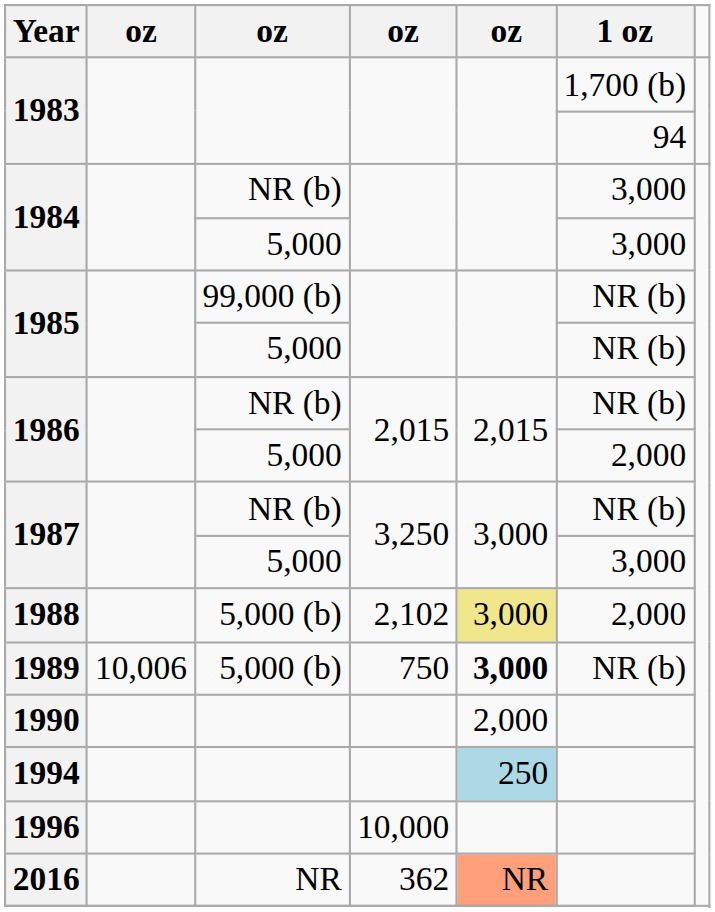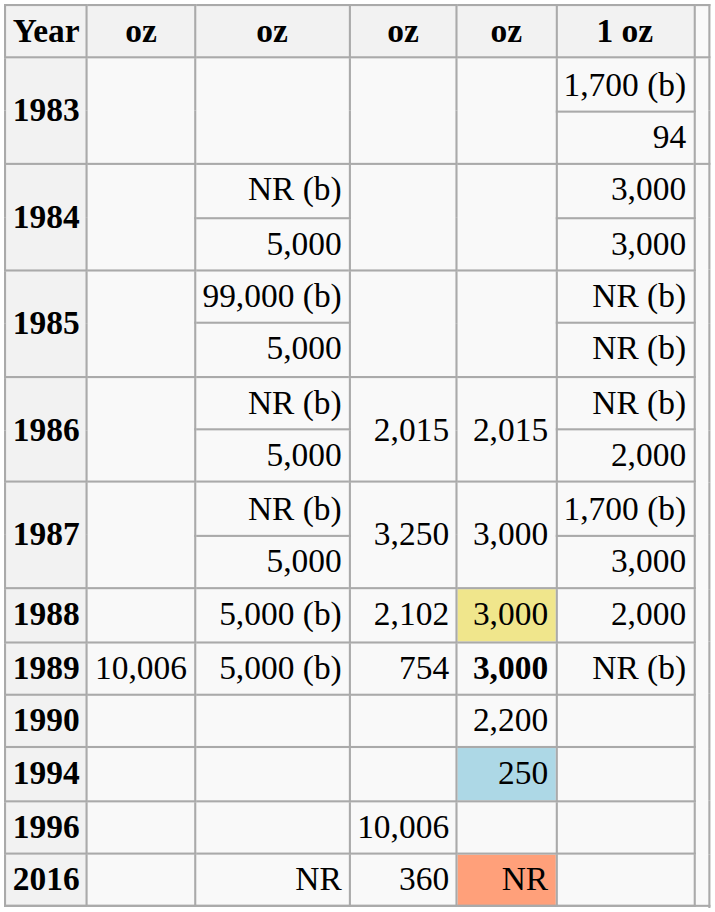(639, 508) NR (b) -> (625, 508) 1,700 (b)
(424, 667) 750 -> (424, 667) 754
(510, 720) 2,000 -> (510, 720) 2,200
(403, 826) 10,000 -> (403, 826) 10,006
(424, 879) 362 -> (424, 879) 360
